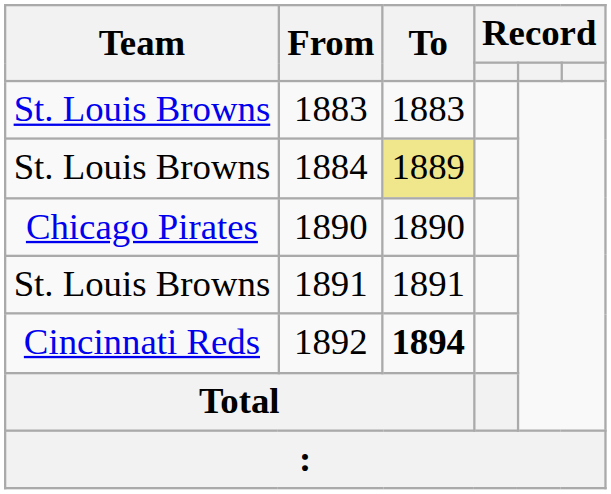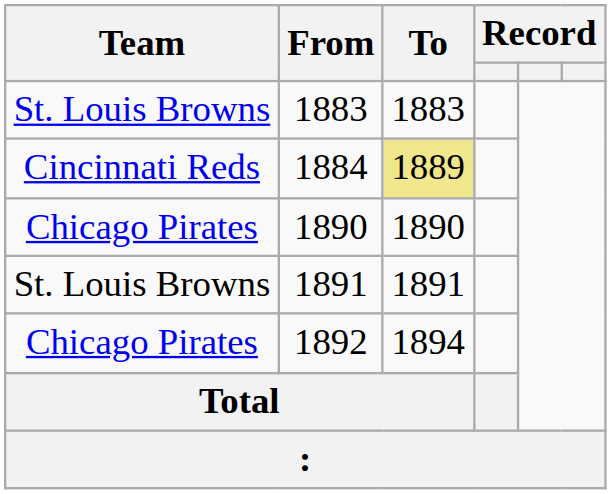(142, 167) St. Louis Browns -> (142, 167) Cincinnati Reds
(142, 342) Cincinnati Reds -> (142, 342) Chicago Pirates
(428, 342) bold -> (428, 342) normal
